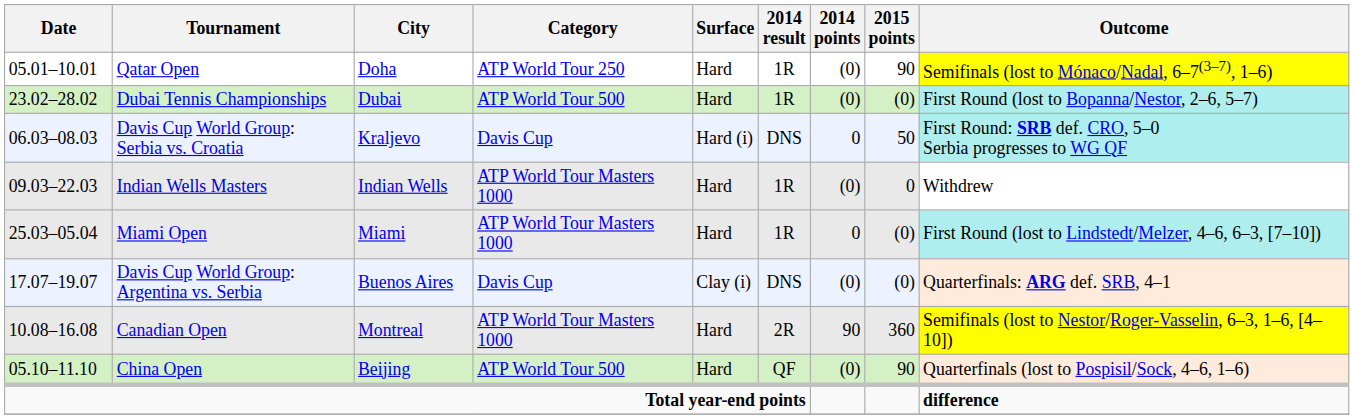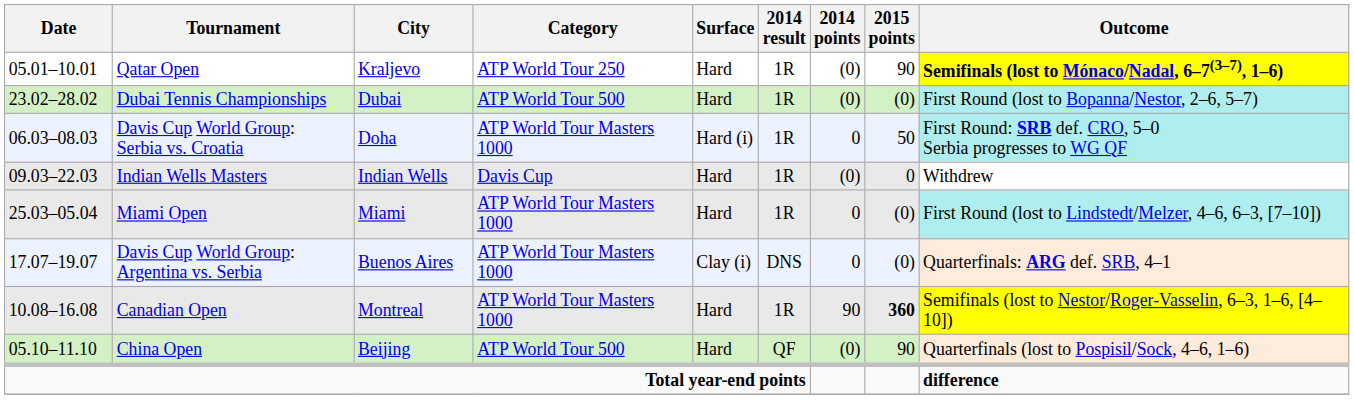(377, 69) Doha -> (389, 69) Kraljevo
(1098, 69) normal -> (1103, 69) bold
(389, 137) Kraljevo -> (377, 137) Doha
(515, 137) Davis Cup -> (566, 137) ATP World Tour Masters 1000
(784, 137) DNS -> (784, 137) 1R
(566, 186) ATP World Tour Masters 1000 -> (515, 176) Davis Cup
(515, 282) Davis Cup -> (566, 262) ATP World Tour Masters 1000
(850, 282) (0) -> (856, 262) 0
(784, 330) 2R -> (784, 310) 1R
(902, 330) normal -> (902, 310) bold
